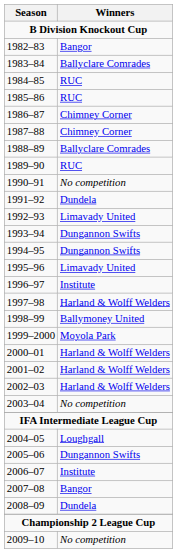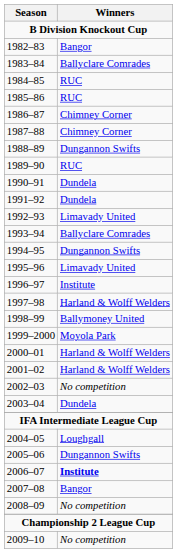(105, 149) Ballyclare Comrades -> (100, 149) Dungannon Swifts
(93, 183) No competition -> (78, 183) Dundela
(100, 234) Dungannon Swifts -> (105, 234) Ballyclare Comrades
(115, 387) Harland & Wolff Welders -> (93, 387) No competition
(93, 404) No competition -> (78, 404) Dundela
(78, 472) normal -> (79, 472) bold
(78, 506) Dundela -> (93, 506) No competition
